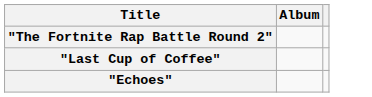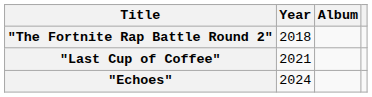+ column: (295, 15)
